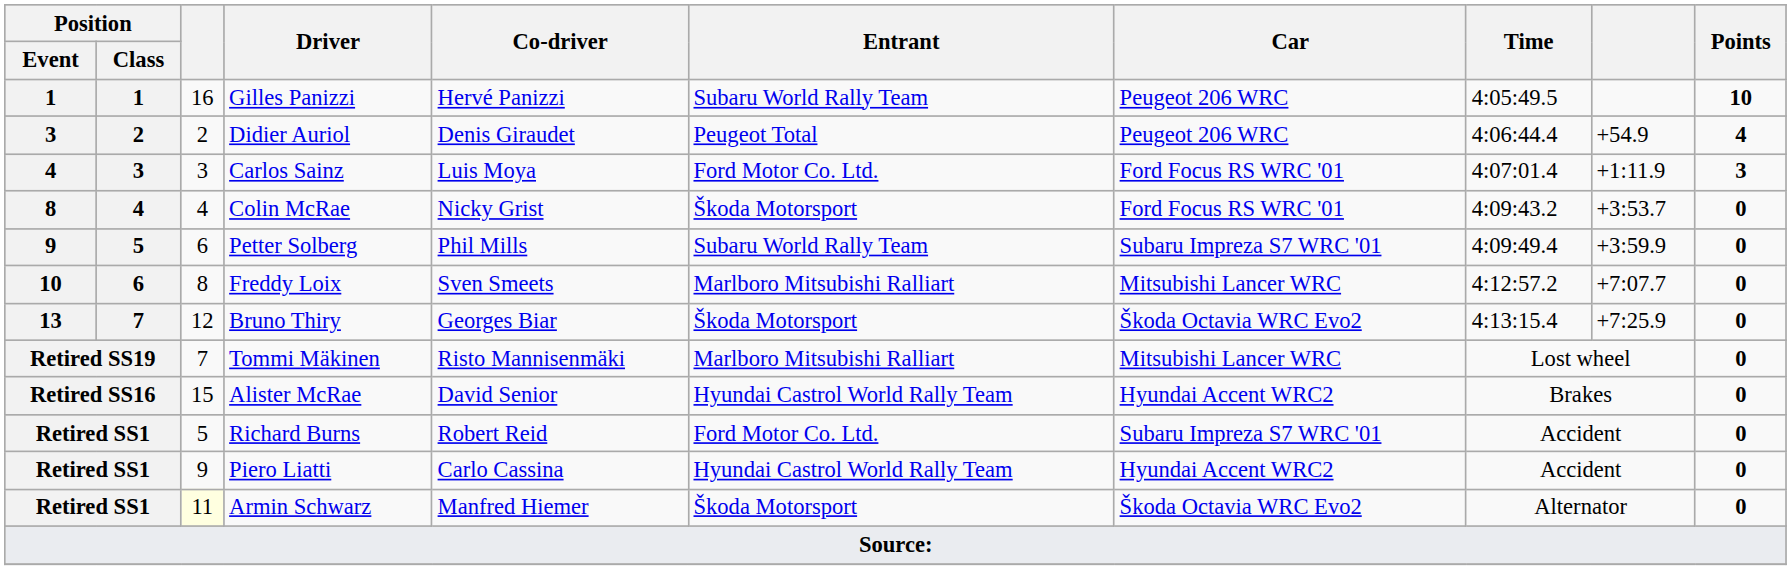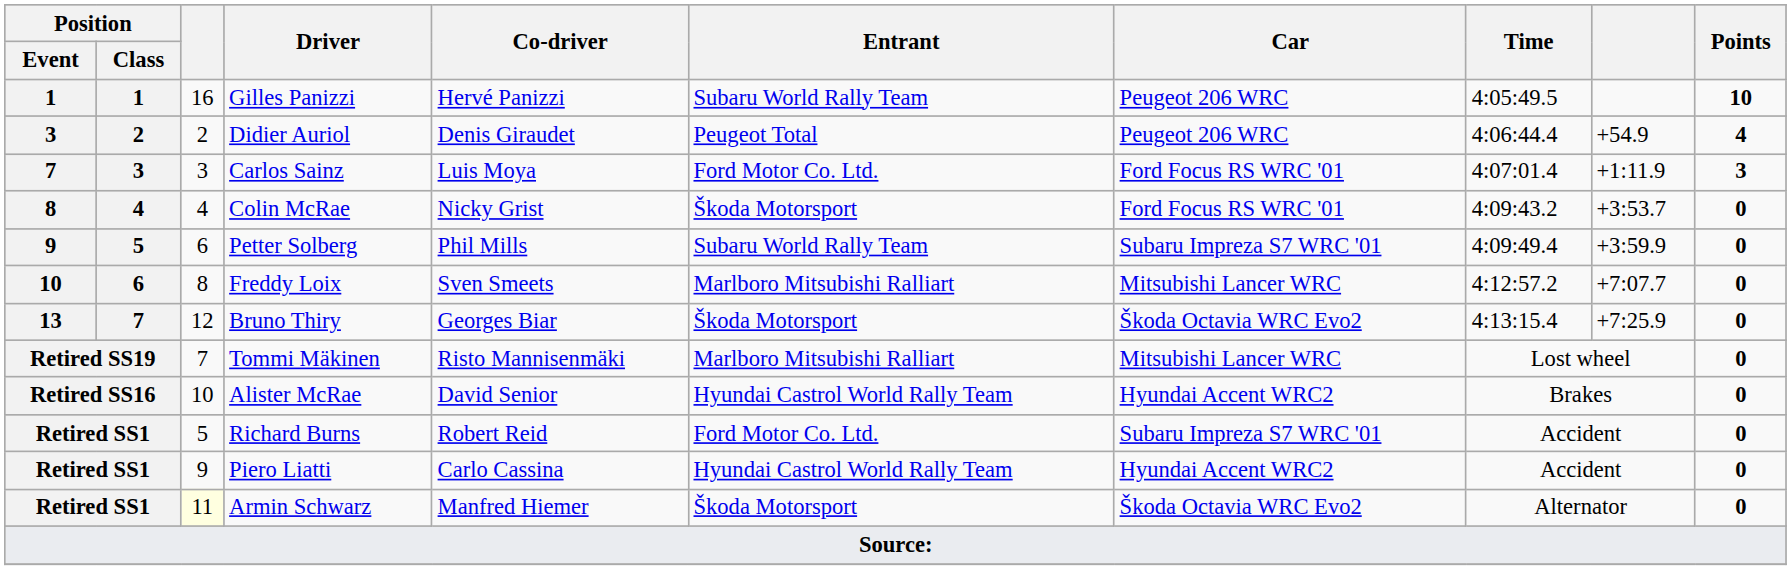(51, 171) 4 -> (51, 171) 7
(202, 395) 15 -> (202, 395) 10
